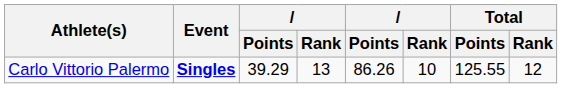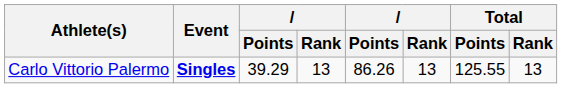(427, 69) 10 -> (427, 69) 13
(533, 69) 12 -> (533, 69) 13
